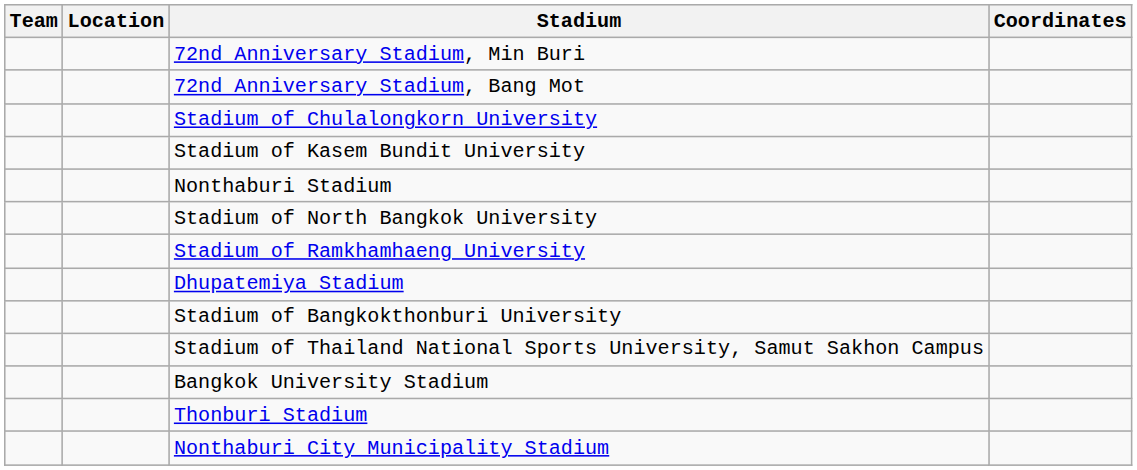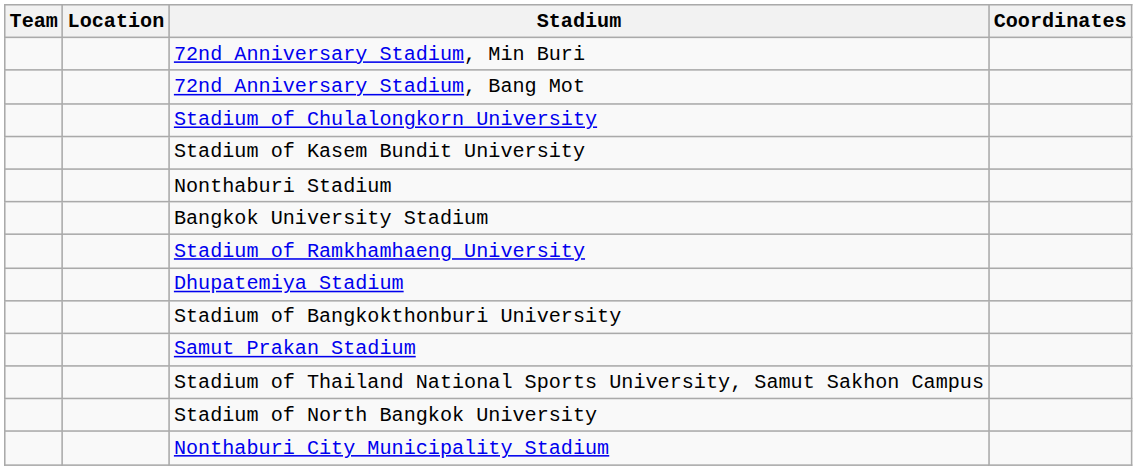rows swapped: (386, 218) <-> (331, 382)
+ row: (295, 350)
- row: (271, 415)
